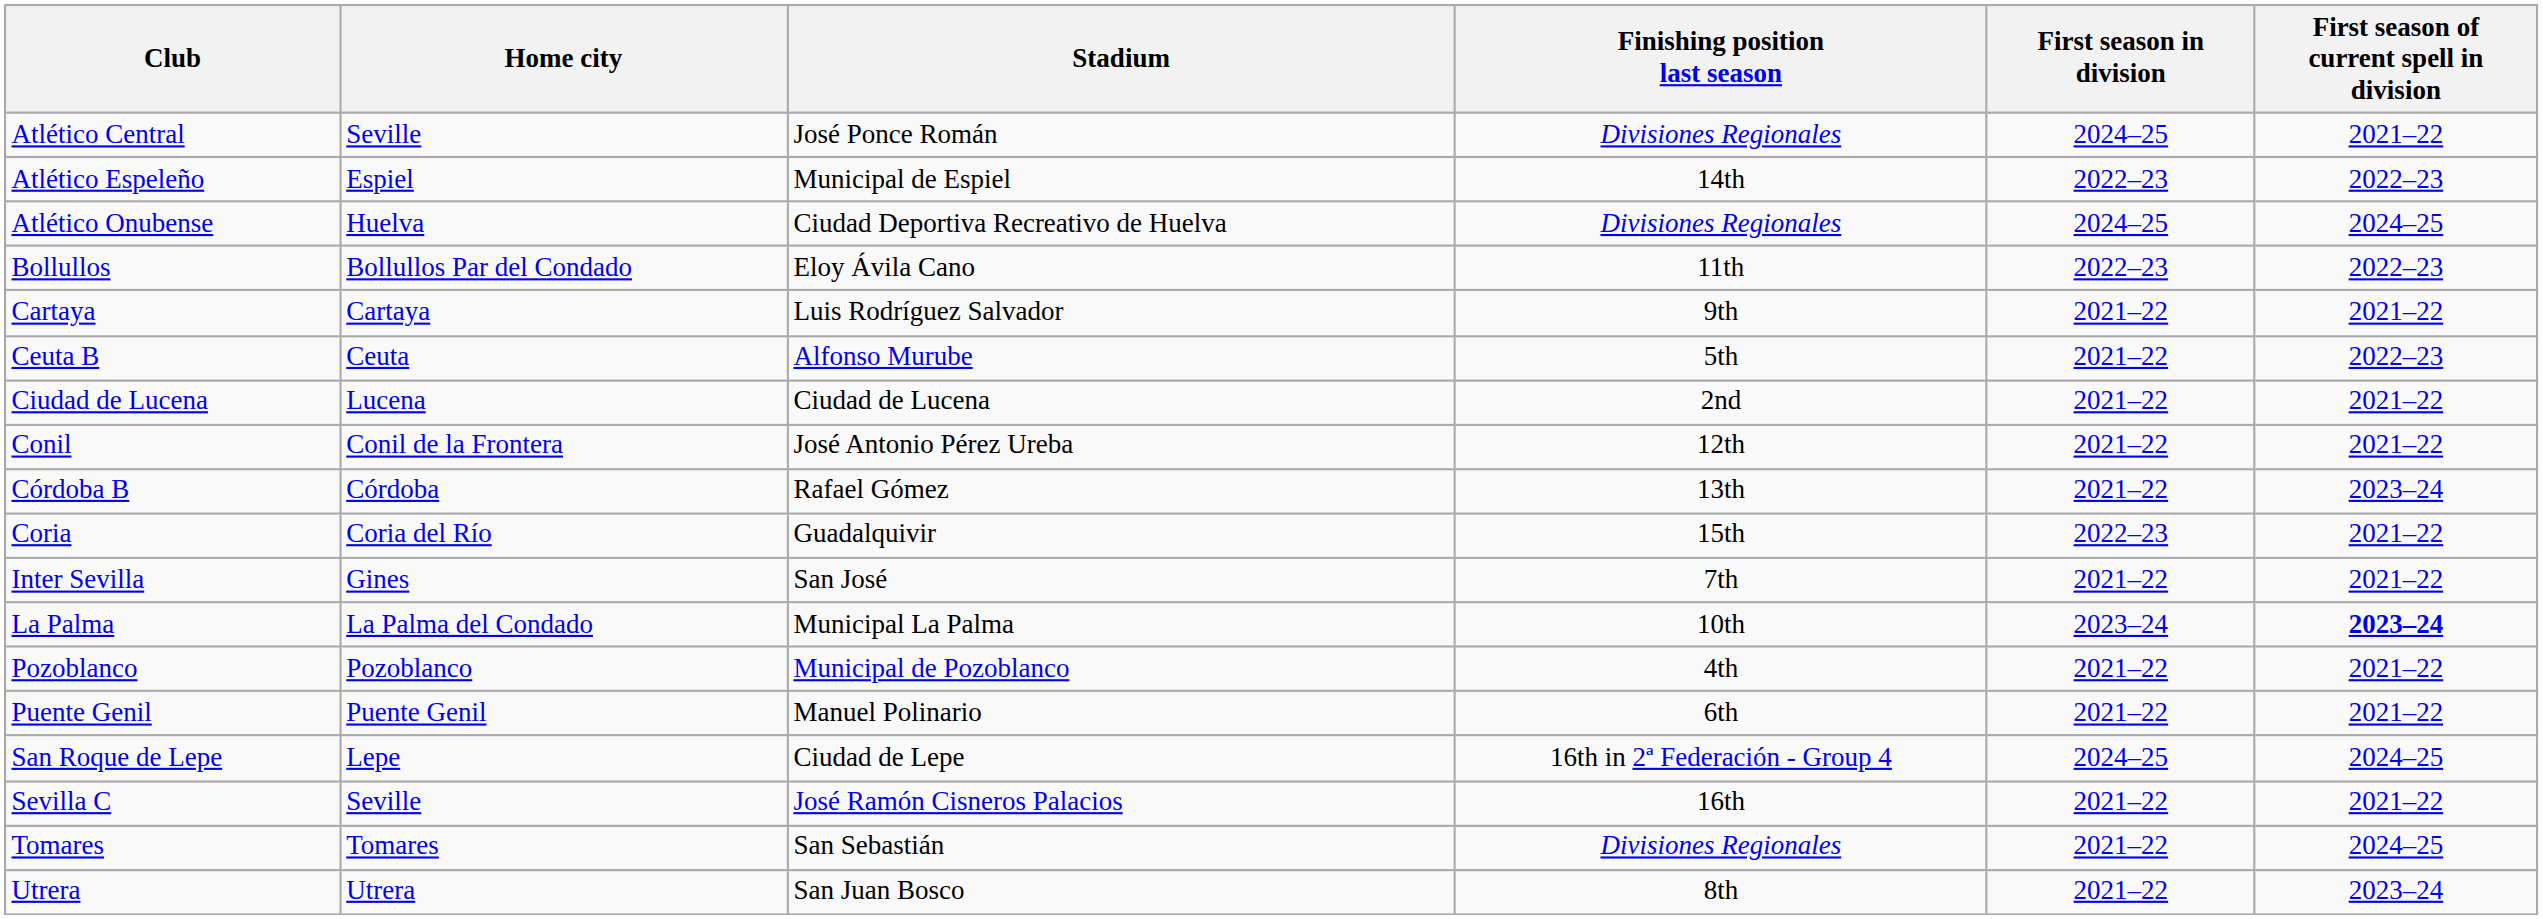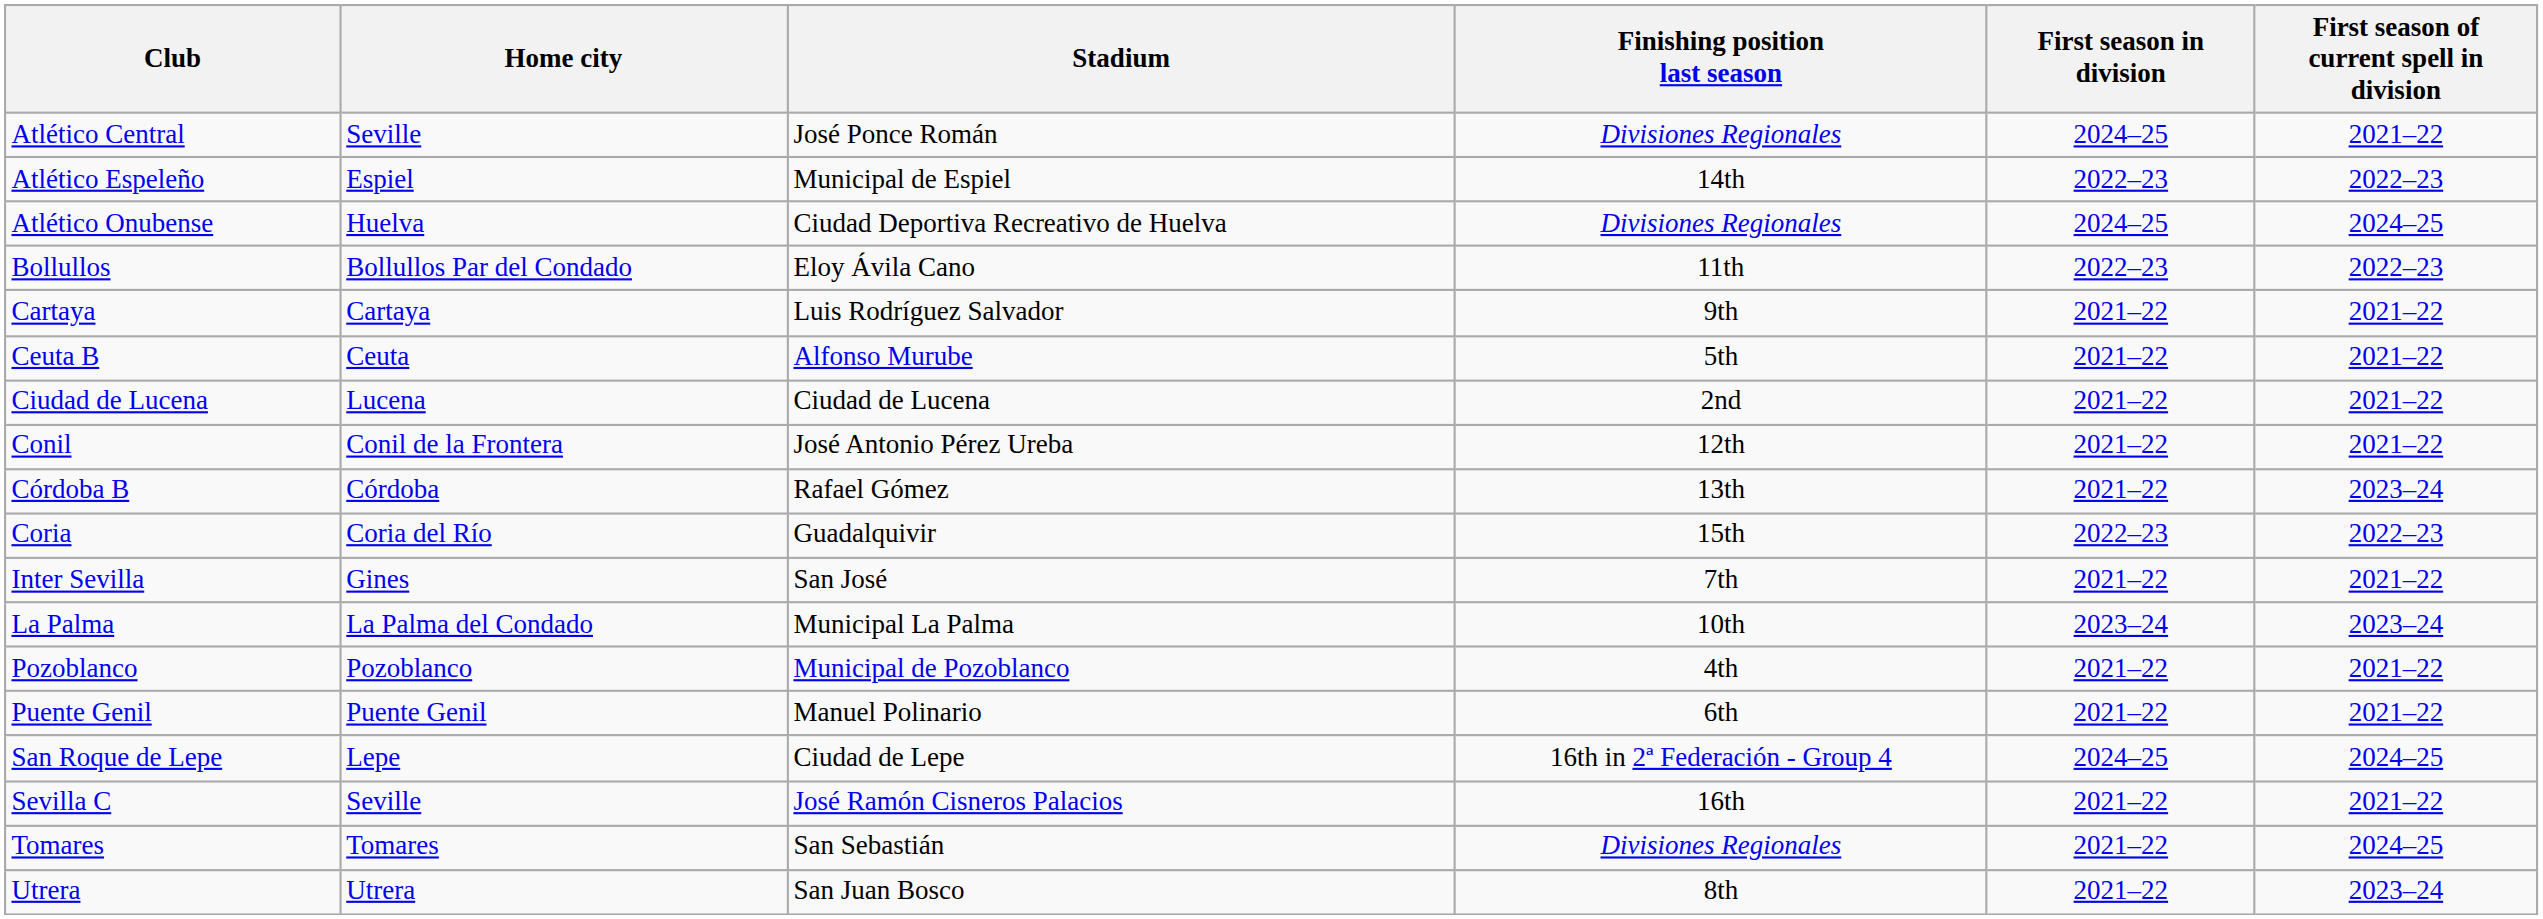(2396, 356) 2022–23 -> (2396, 356) 2021–22
(2396, 534) 2021–22 -> (2396, 534) 2022–23
(2396, 623) bold -> (2396, 623) normal
